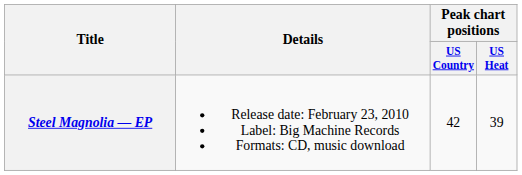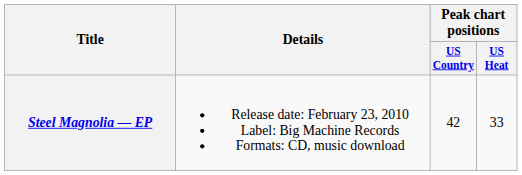(497, 122) 39 -> (497, 122) 33
